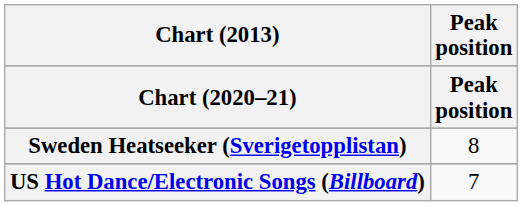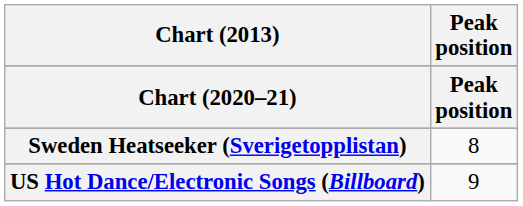(474, 181) 7 -> (474, 181) 9
